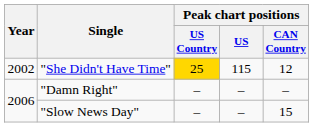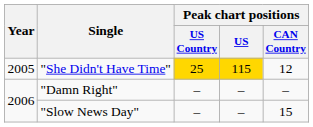(21, 68) 2002 -> (21, 68) 2005
(241, 68) no background -> (241, 68) gold background
